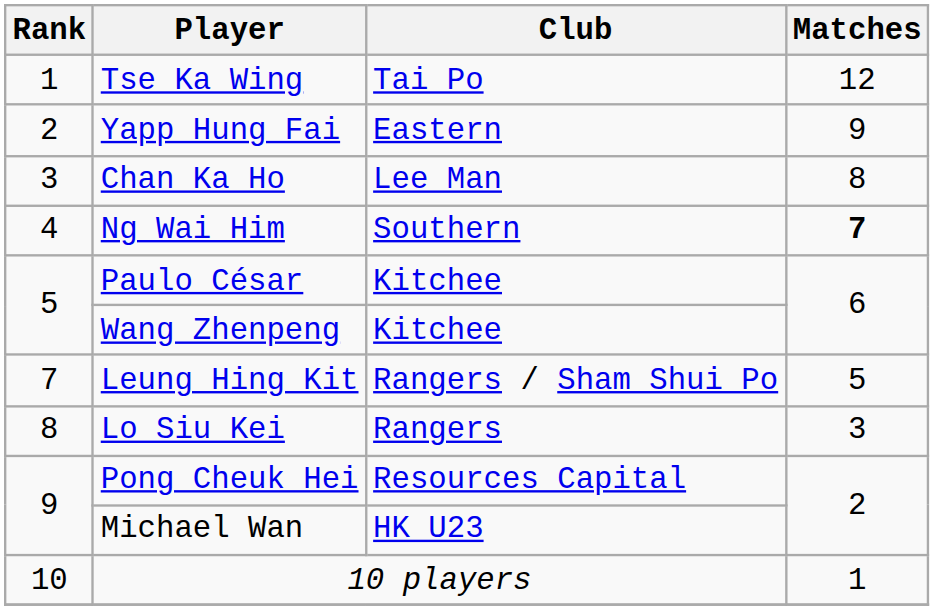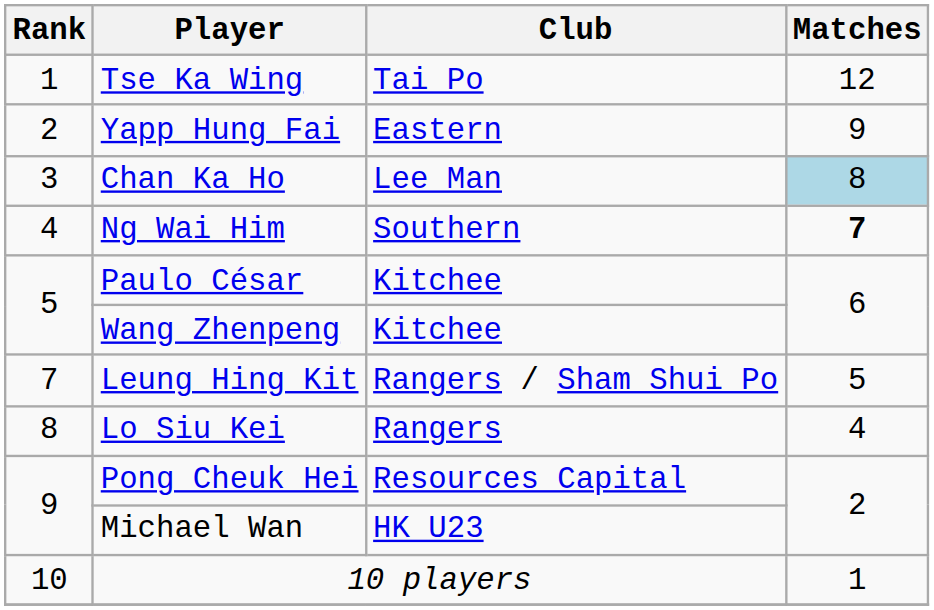(857, 180) no background -> (857, 180) lightblue background
(857, 430) 3 -> (857, 430) 4
